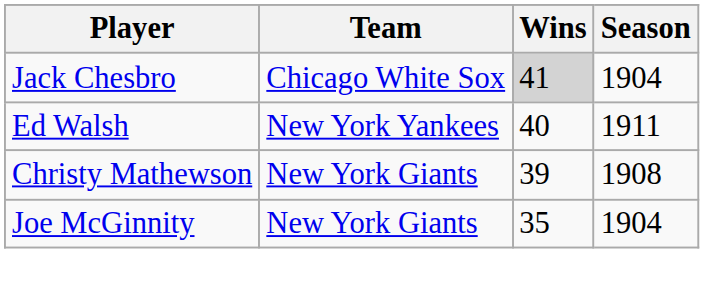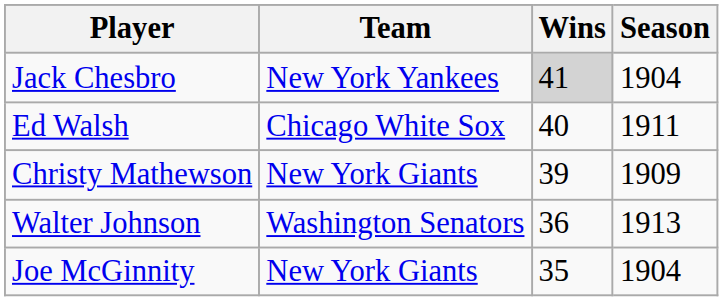(386, 77) Chicago White Sox -> (383, 77) New York Yankees
(383, 125) New York Yankees -> (386, 125) Chicago White Sox
(631, 174) 1908 -> (651, 174) 1909
+ row: (106, 222)
